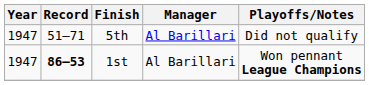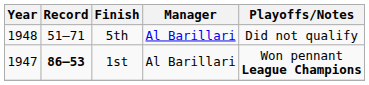(22, 35) 1947 -> (22, 35) 1948
